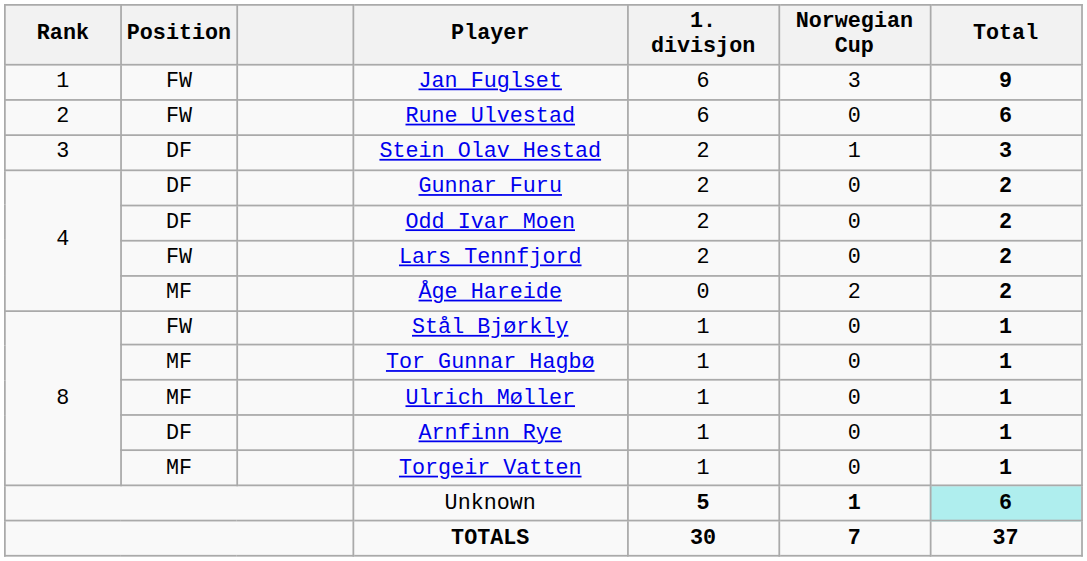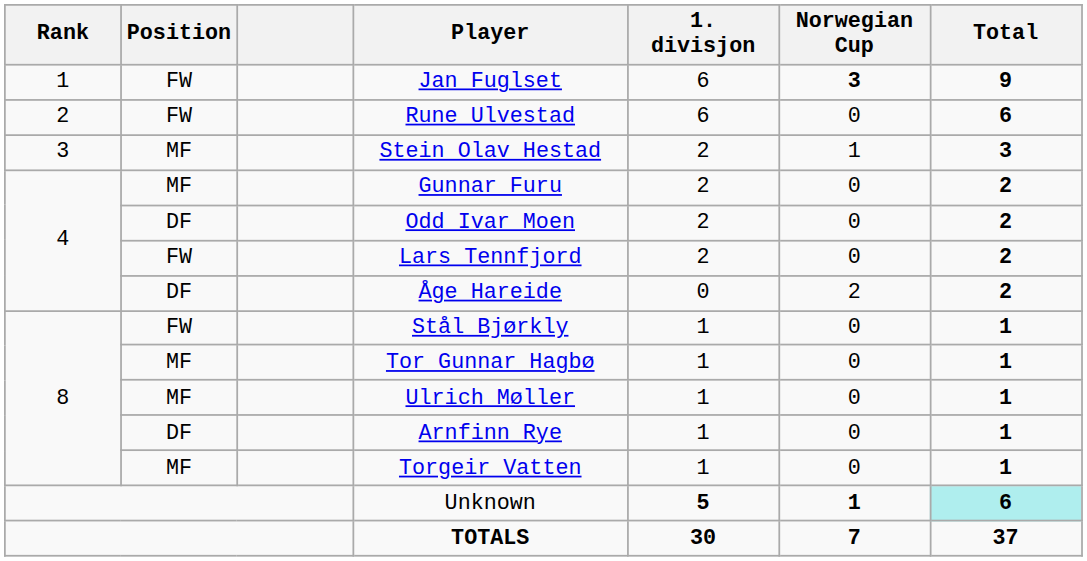(854, 82) normal -> (854, 82) bold
(179, 153) DF -> (179, 153) MF
(179, 188) DF -> (179, 188) MF
(179, 293) MF -> (179, 293) DF
